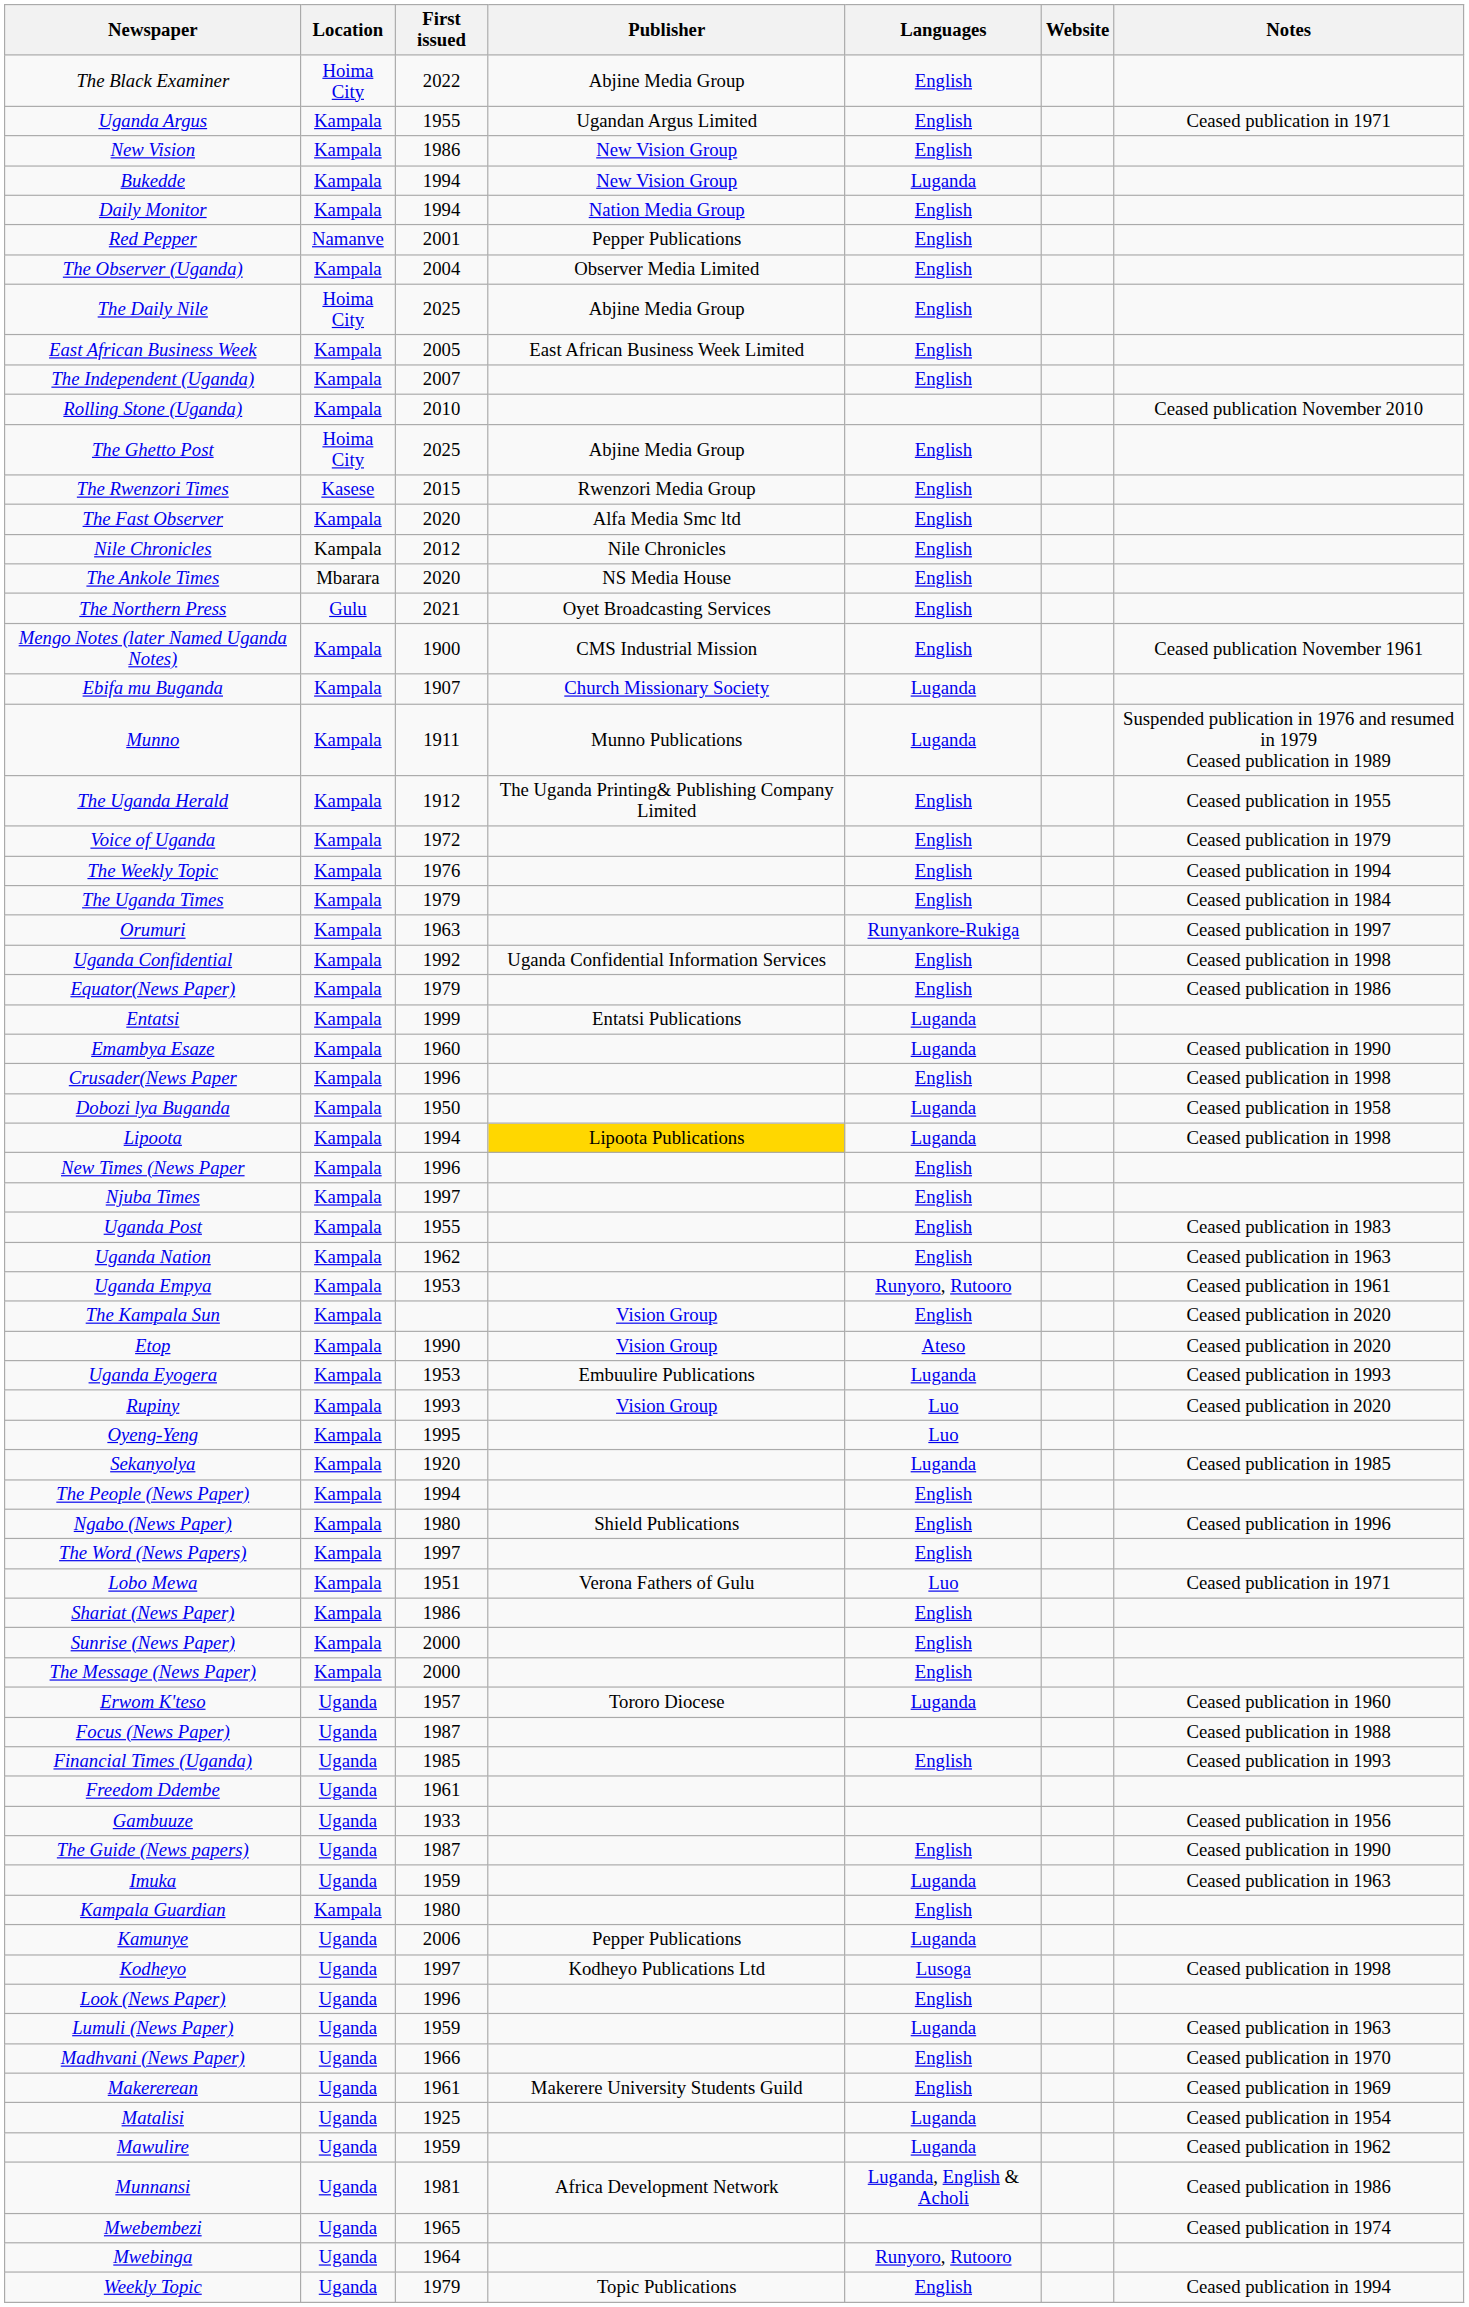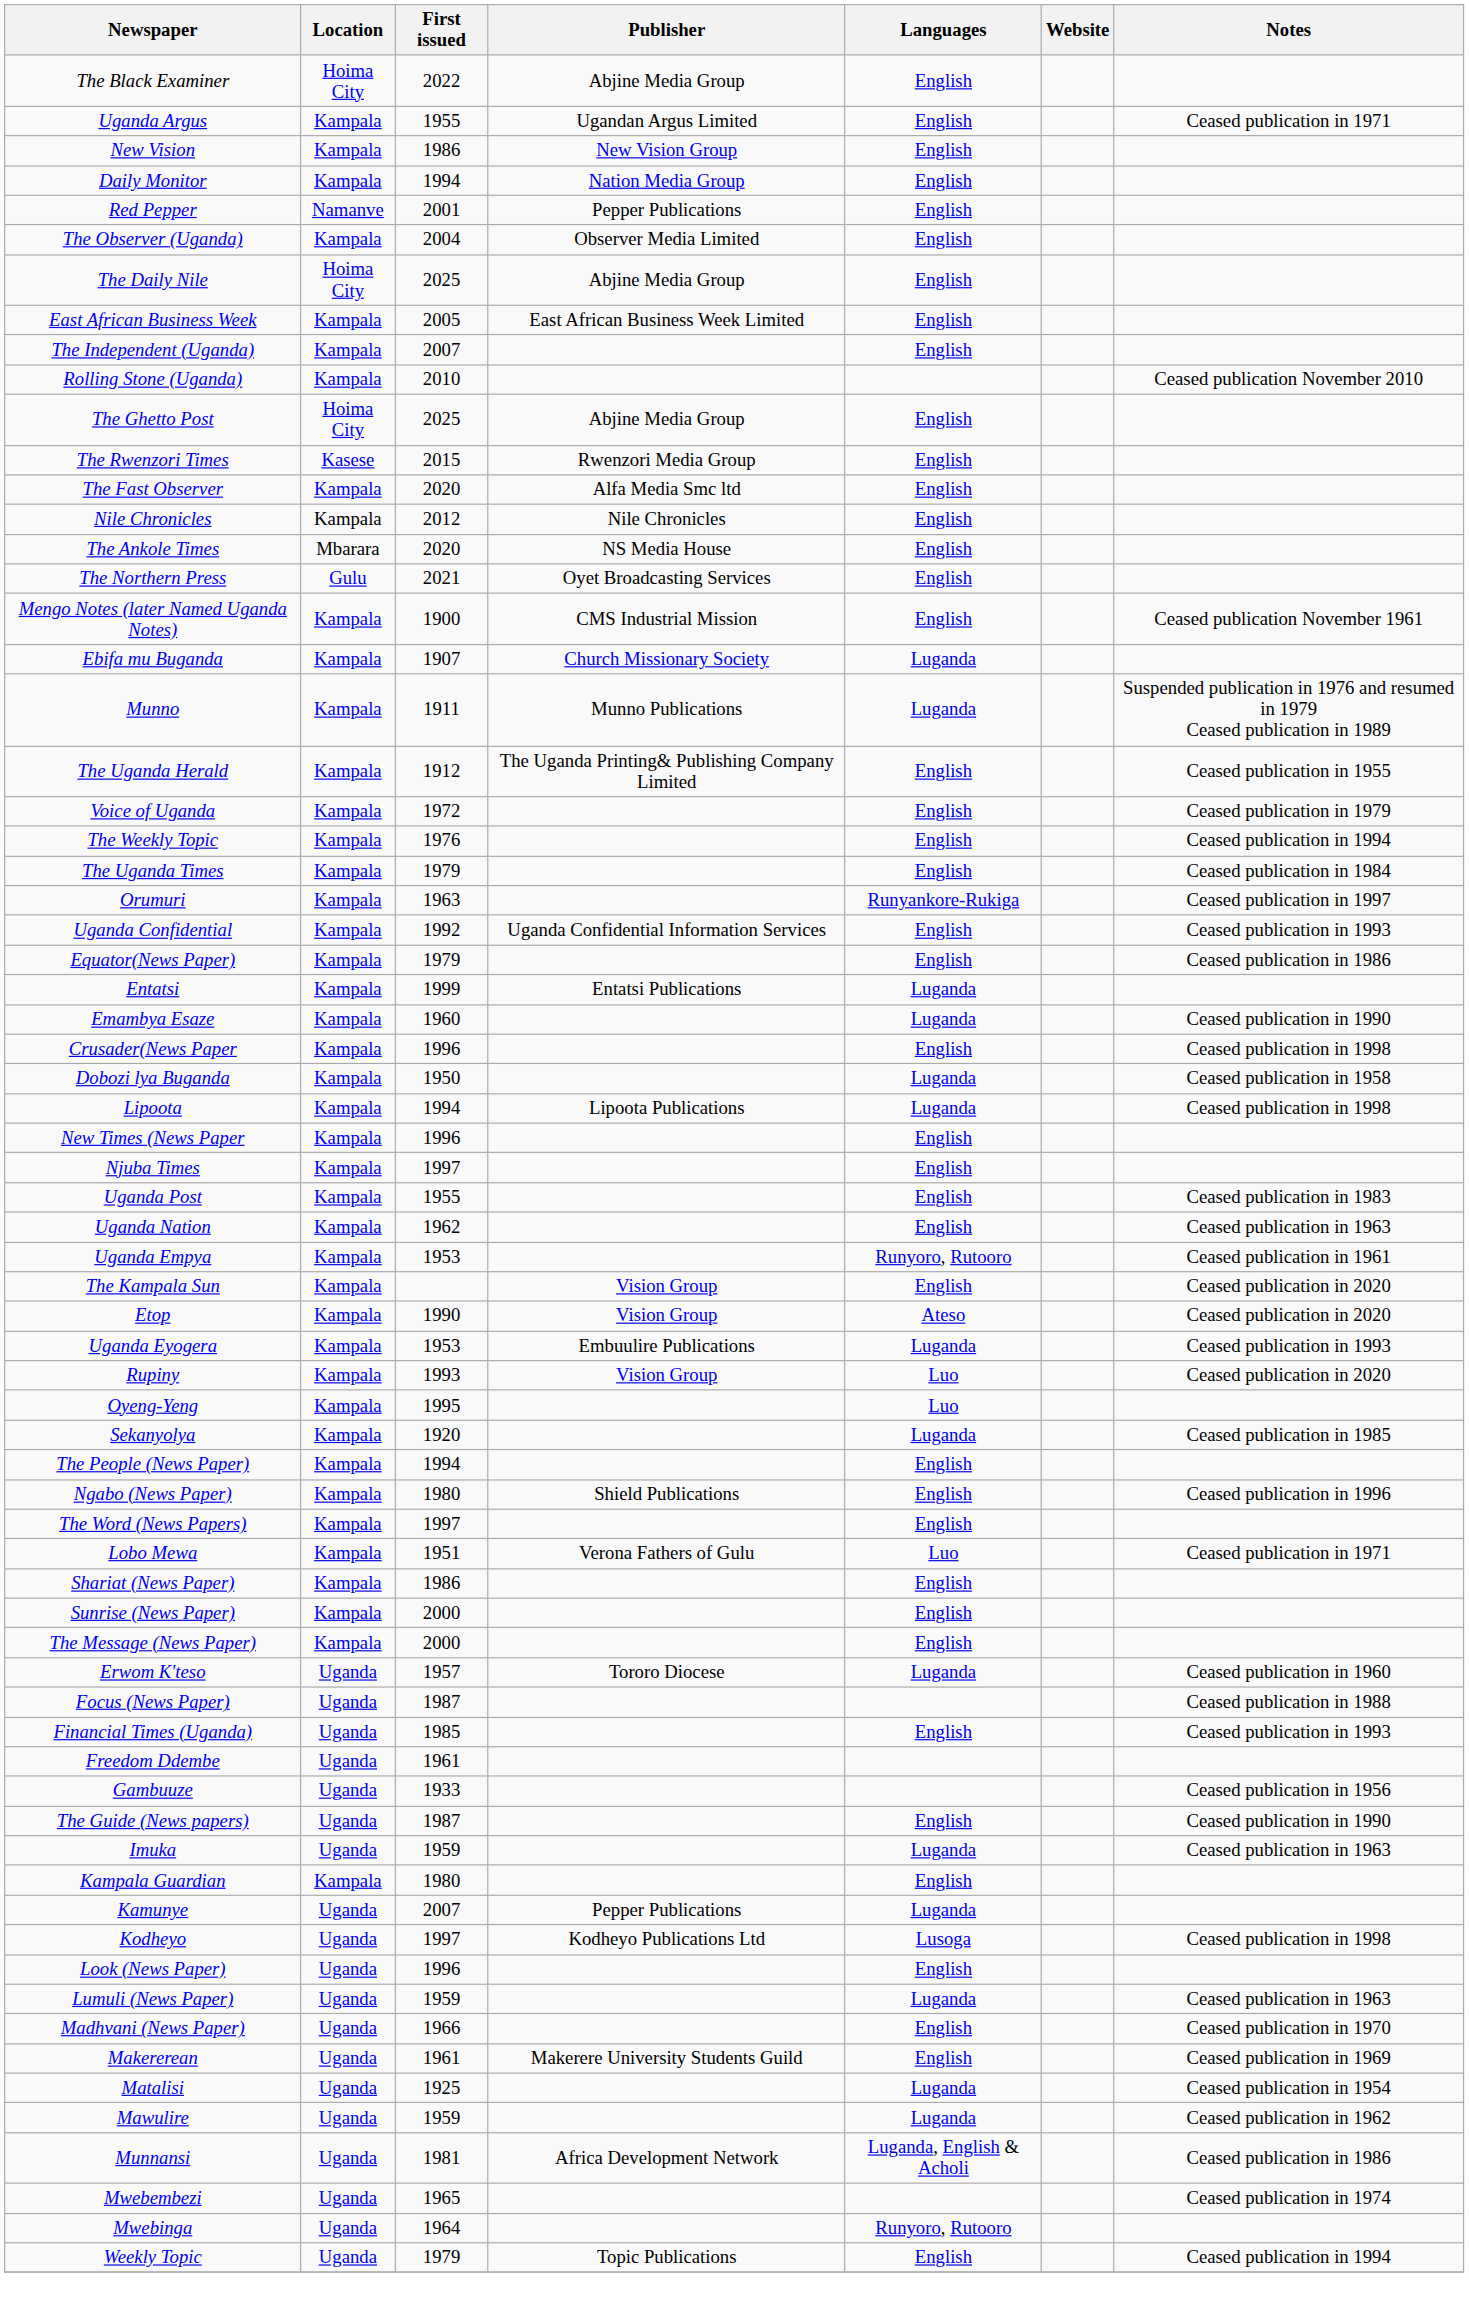- row: (153, 180)
(1289, 959) Ceased publication in 1998 -> (1289, 930) Ceased publication in 1993
(667, 1137) gold background -> (667, 1108) no background
(442, 1939) 2006 -> (442, 1909) 2007
